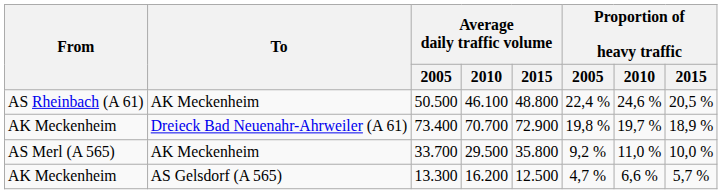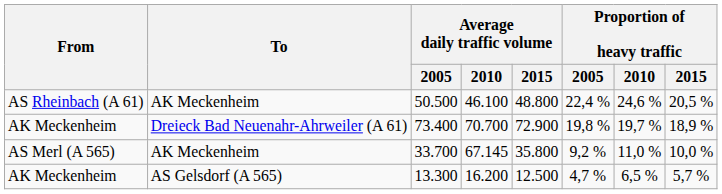(486, 151) 29.500 -> (486, 151) 67.145
(639, 176) 6,6 % -> (639, 176) 6,5 %
